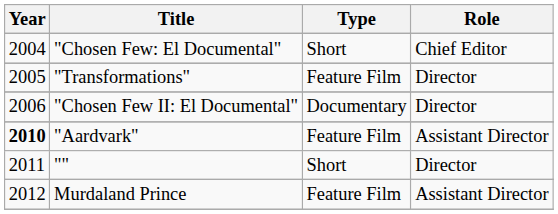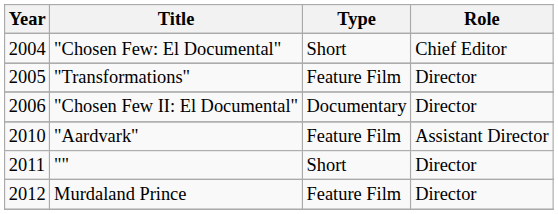(27, 135) bold -> (27, 135) normal
(482, 194) Assistant Director -> (446, 194) Director
